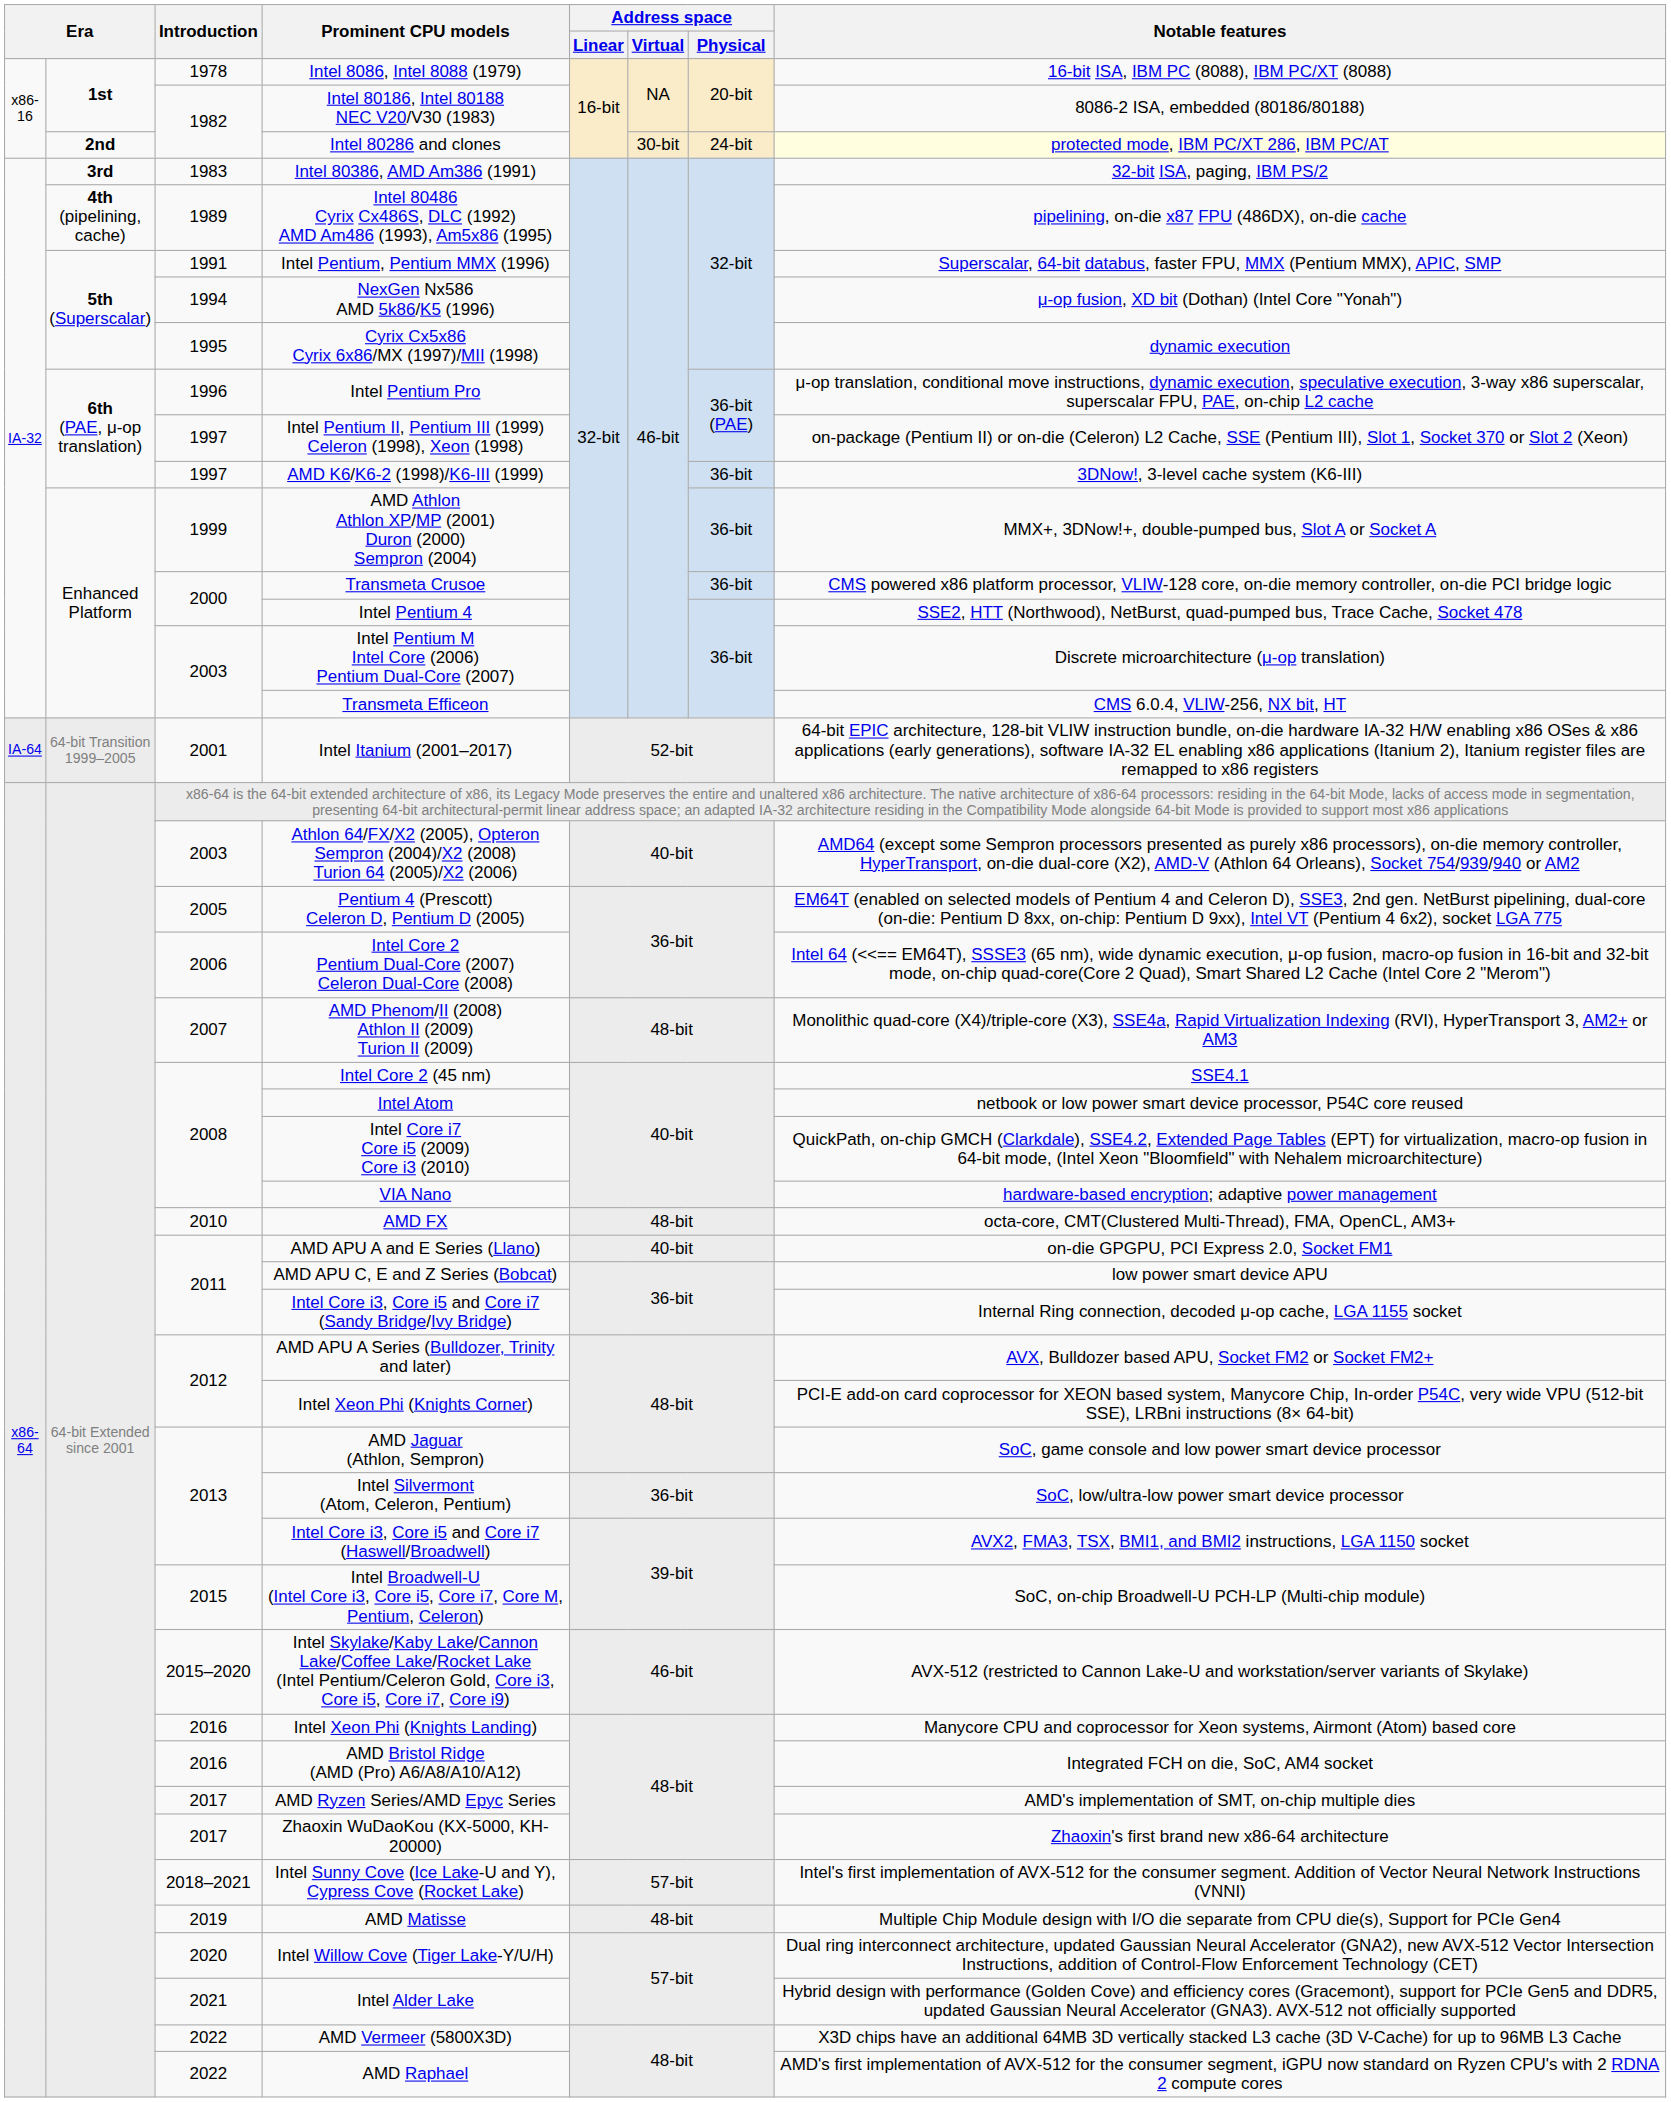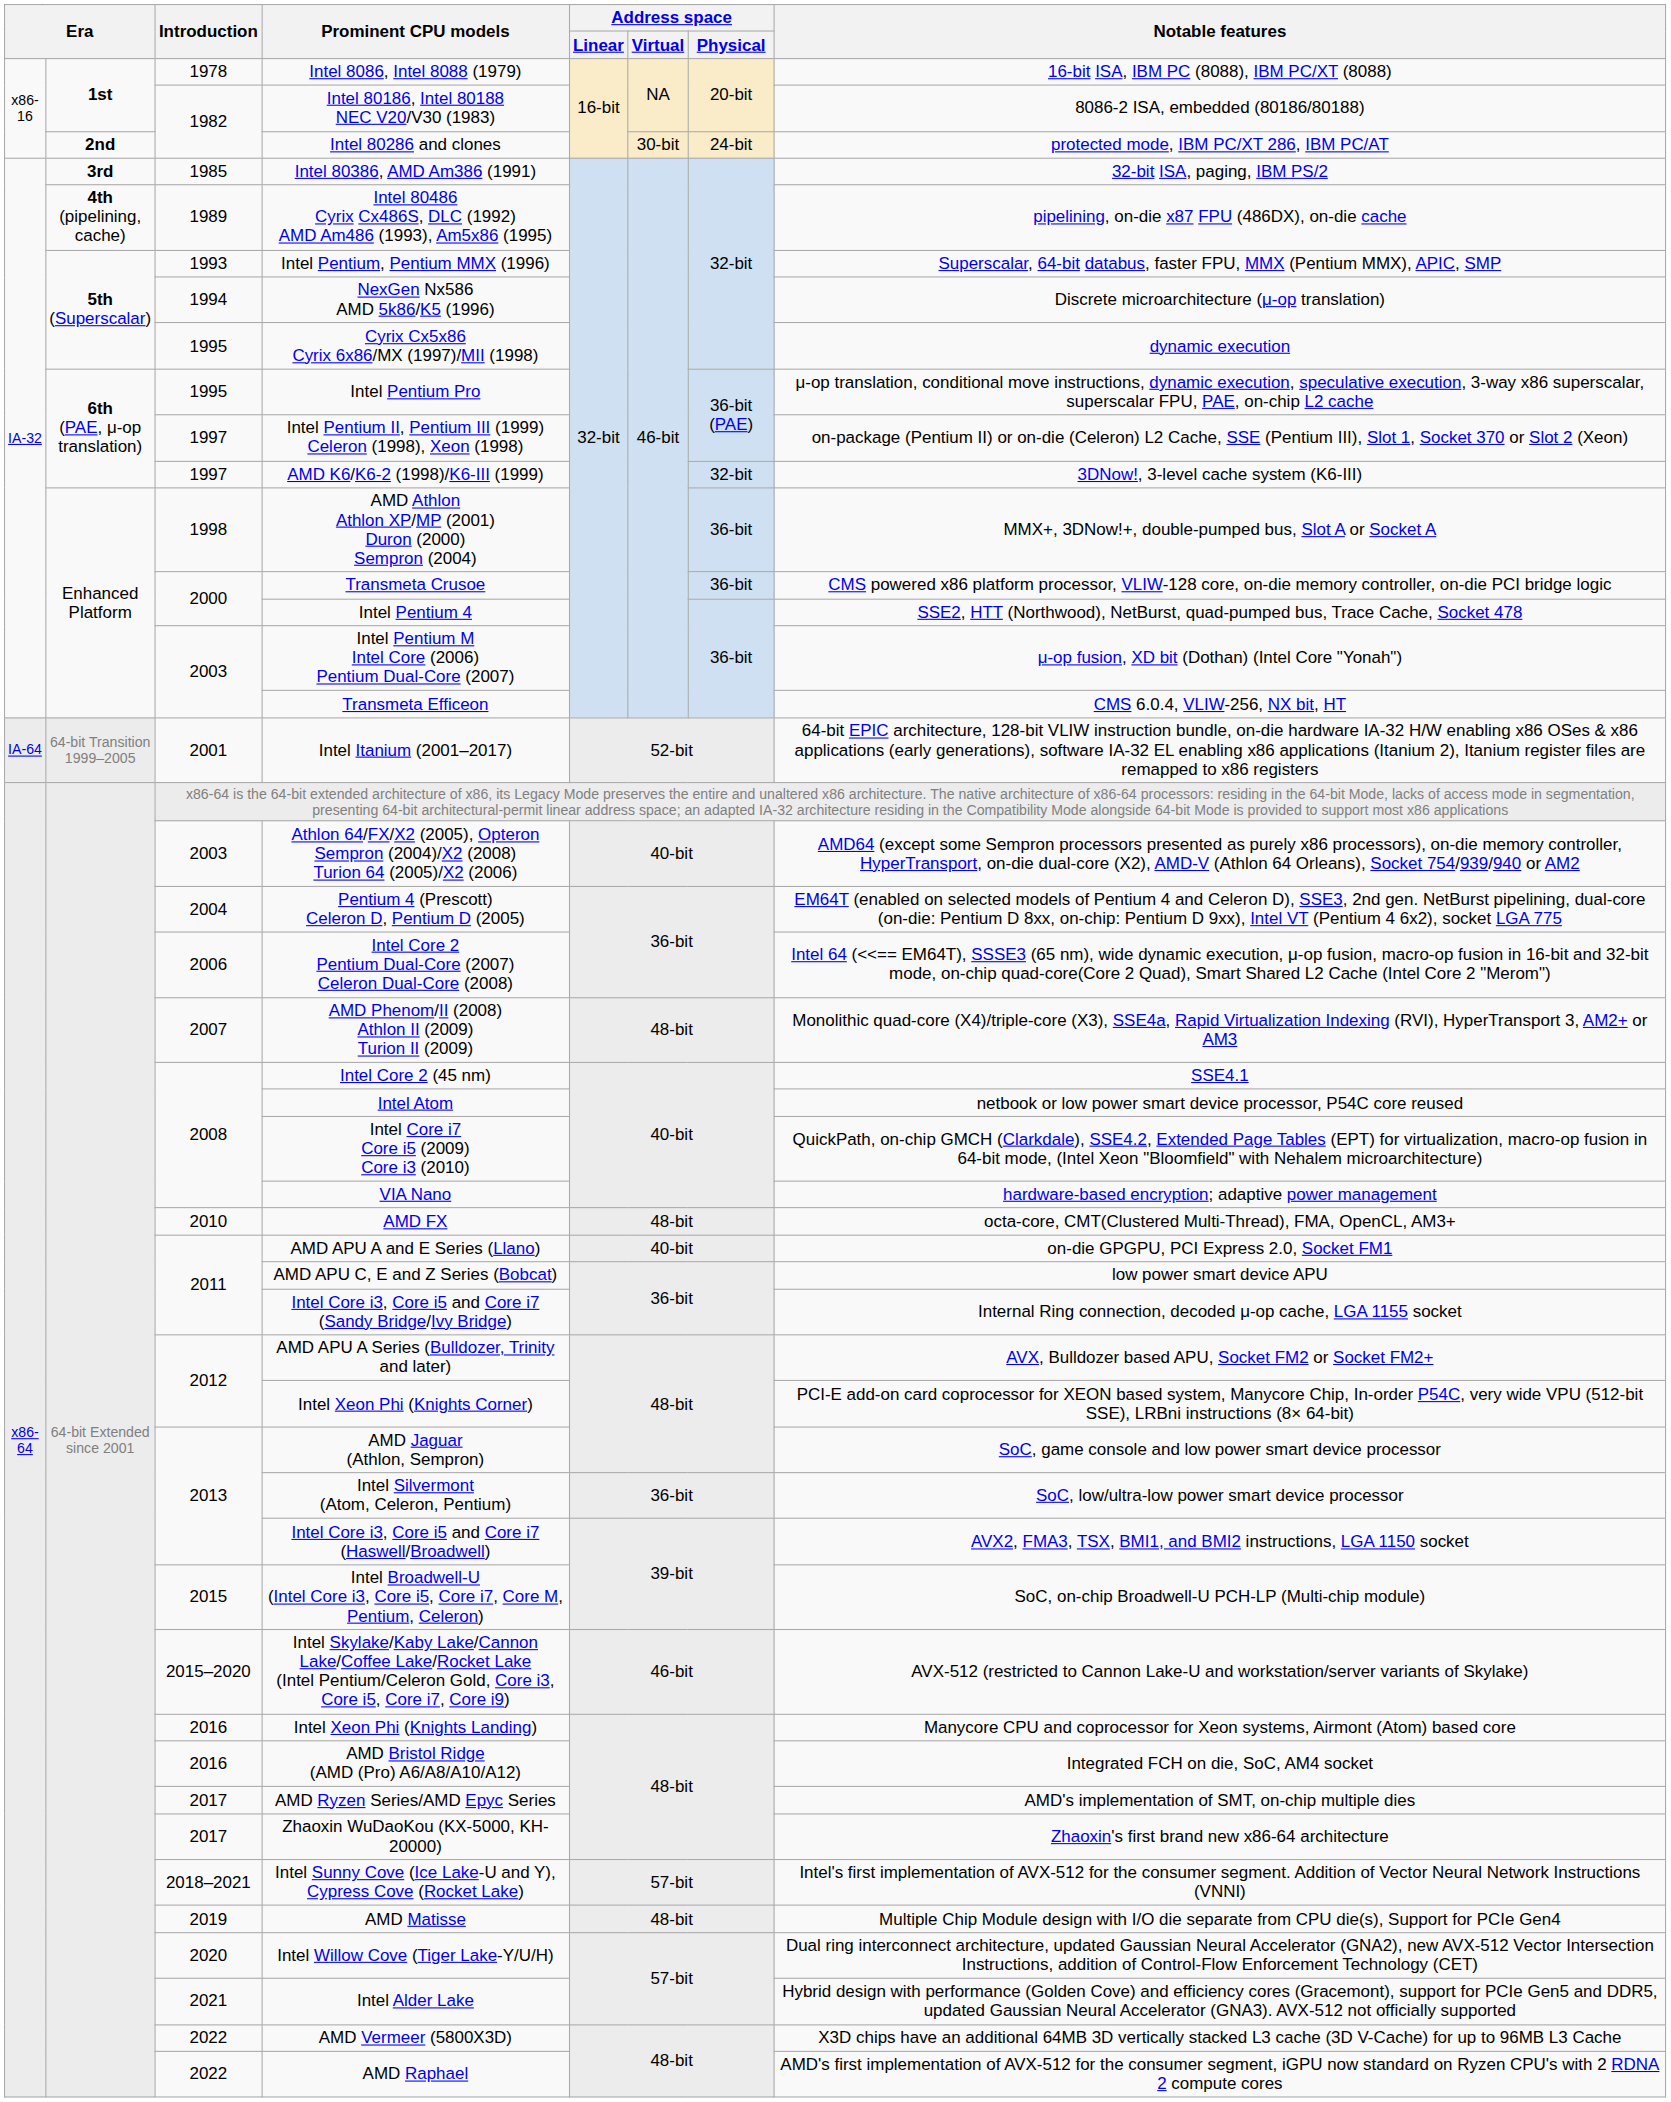(1220, 144) lightyellow background -> (1220, 144) no background
(208, 171) 1983 -> (208, 171) 1985
(208, 263) 1991 -> (208, 263) 1993
(1220, 299) μ-op fusion, XD bit (Dothan) (Intel Core "Yonah") -> (1220, 299) Discrete microarchitecture (μ-op translation)
(208, 391) 1996 -> (208, 391) 1995
(731, 474) 36-bit -> (731, 474) 32-bit
(208, 529) 1999 -> (208, 529) 1998
(1220, 658) Discrete microarchitecture (μ-op translation) -> (1220, 658) μ-op fusion, XD bit (Dothan) (Intel Core "Yonah")
(208, 909) 2005 -> (208, 909) 2004
